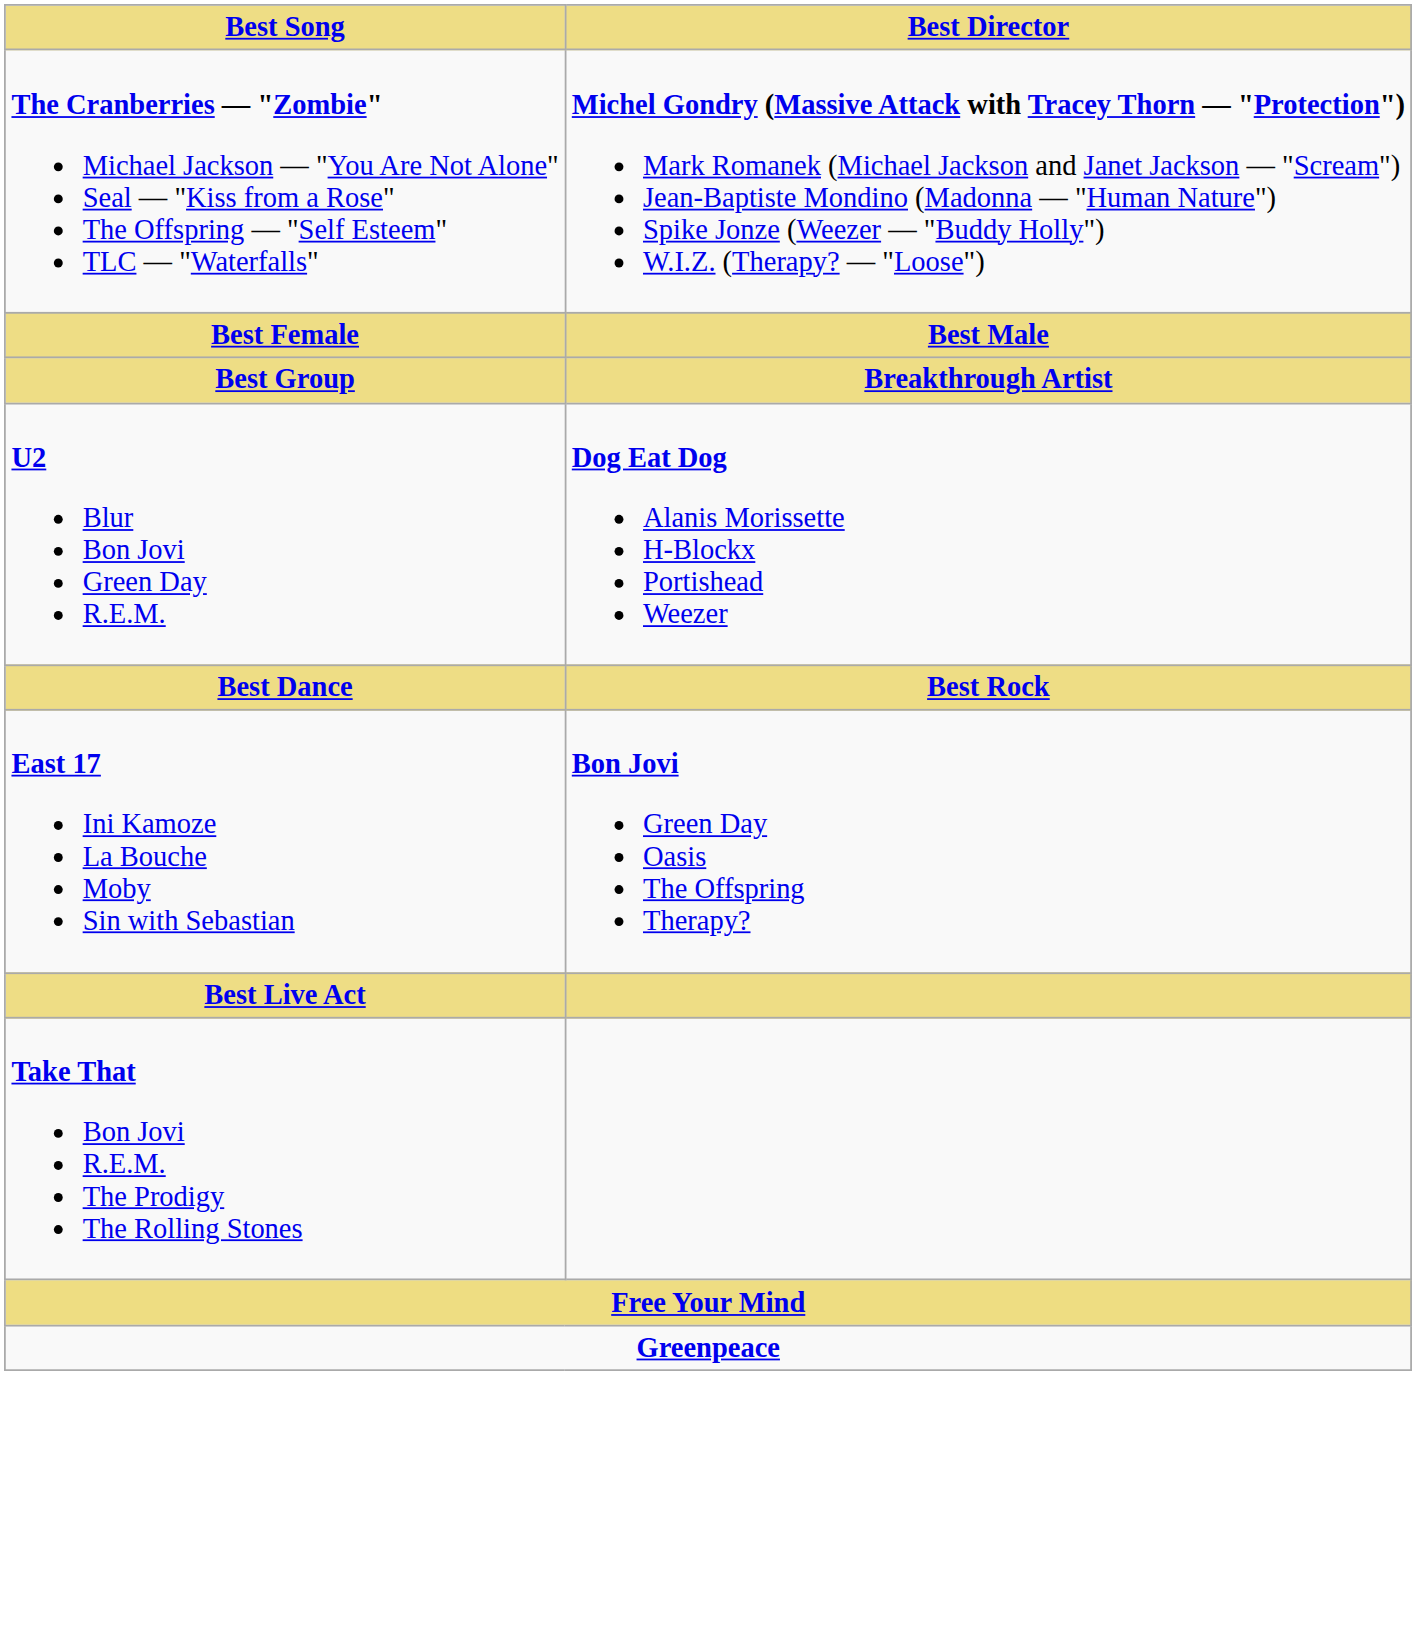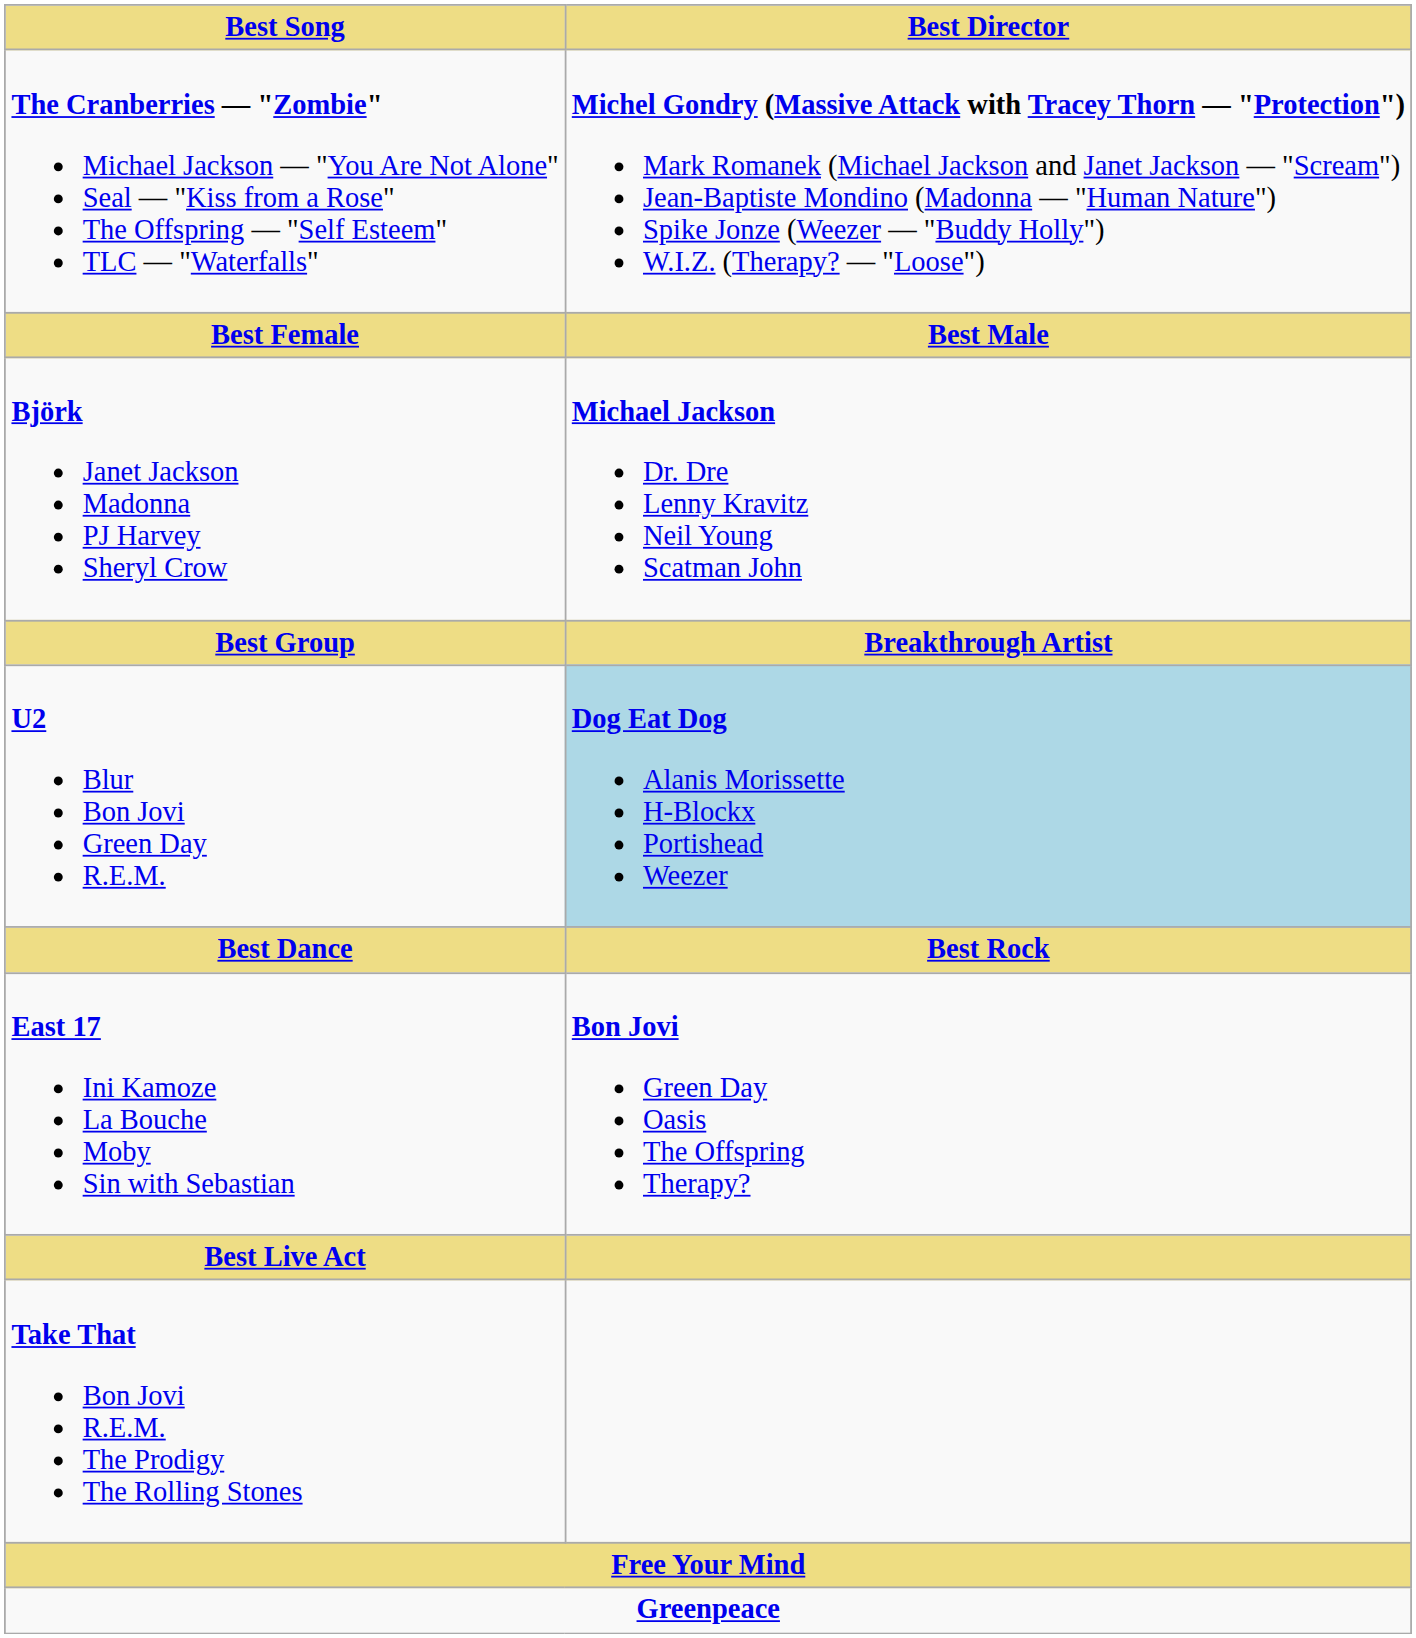+ row: (285, 490)
(988, 536) no background -> (988, 798) lightblue background
